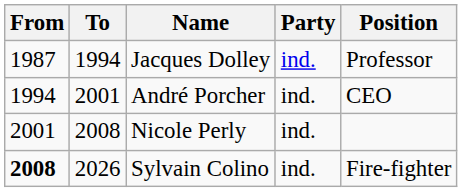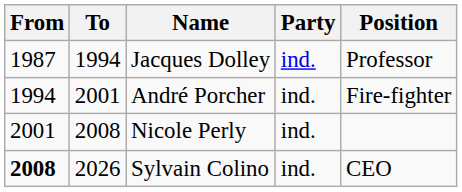(369, 95) CEO -> (399, 95) Fire-fighter
(399, 167) Fire-fighter -> (369, 167) CEO
